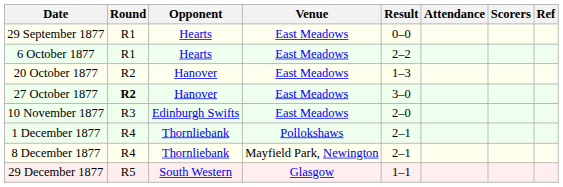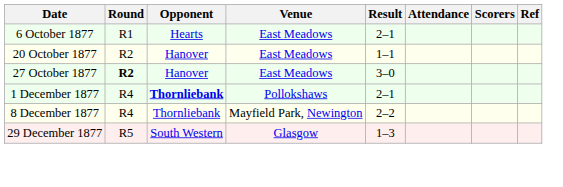- row: (56, 34)
(401, 53) 2–2 -> (385, 34) 2–1
(401, 73) 1–3 -> (385, 53) 1–1
- row: (56, 113)
(196, 133) normal -> (187, 93) bold
(401, 152) 2–1 -> (385, 113) 2–2
(401, 172) 1–1 -> (385, 133) 1–3
